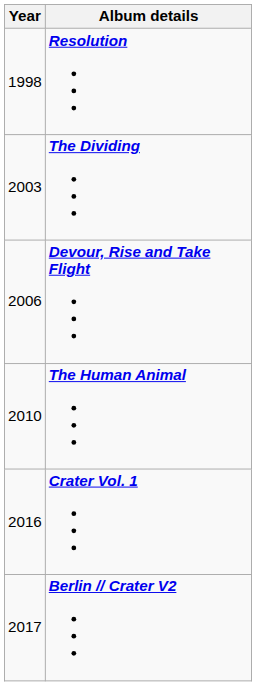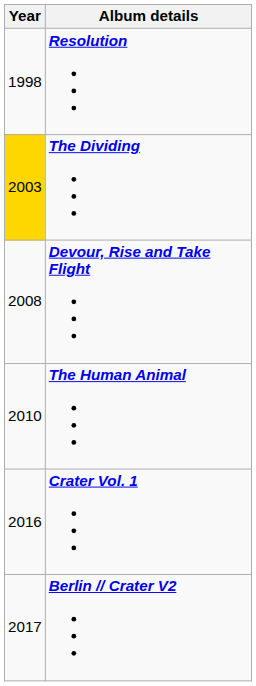(25, 187) no background -> (25, 187) gold background
(25, 301) 2006 -> (25, 301) 2008
